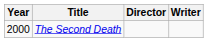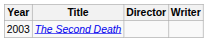(18, 29) 2000 -> (18, 29) 2003
